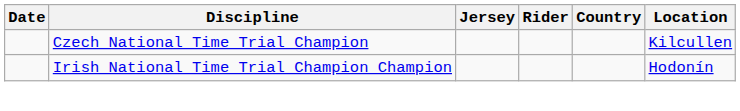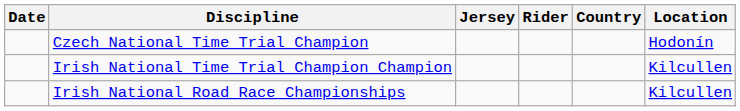(690, 42) Kilcullen -> (681, 42) Hodonín
(681, 68) Hodonín -> (690, 68) Kilcullen
+ row: (229, 93)
